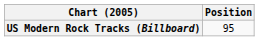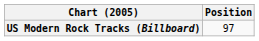(229, 28) 95 -> (229, 28) 97
